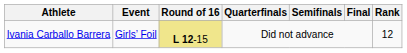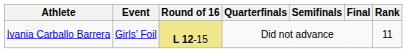(387, 34) 12 -> (387, 34) 11
